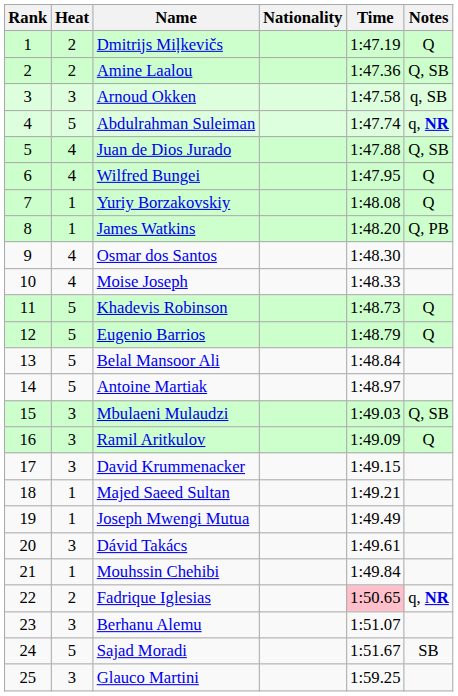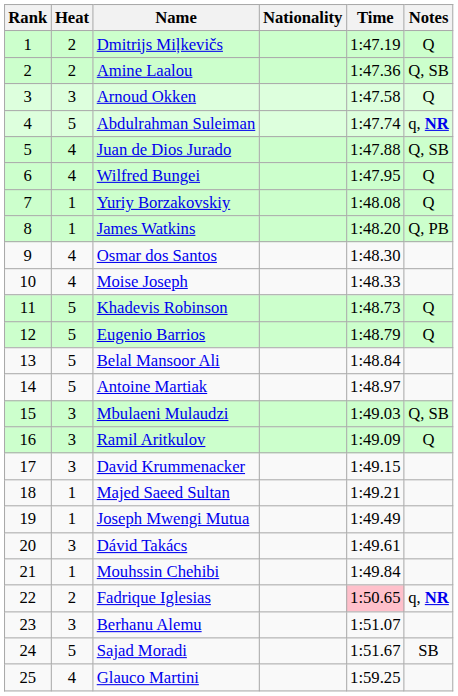(429, 96) q, SB -> (429, 96) Q
(72, 677) 3 -> (72, 677) 4
